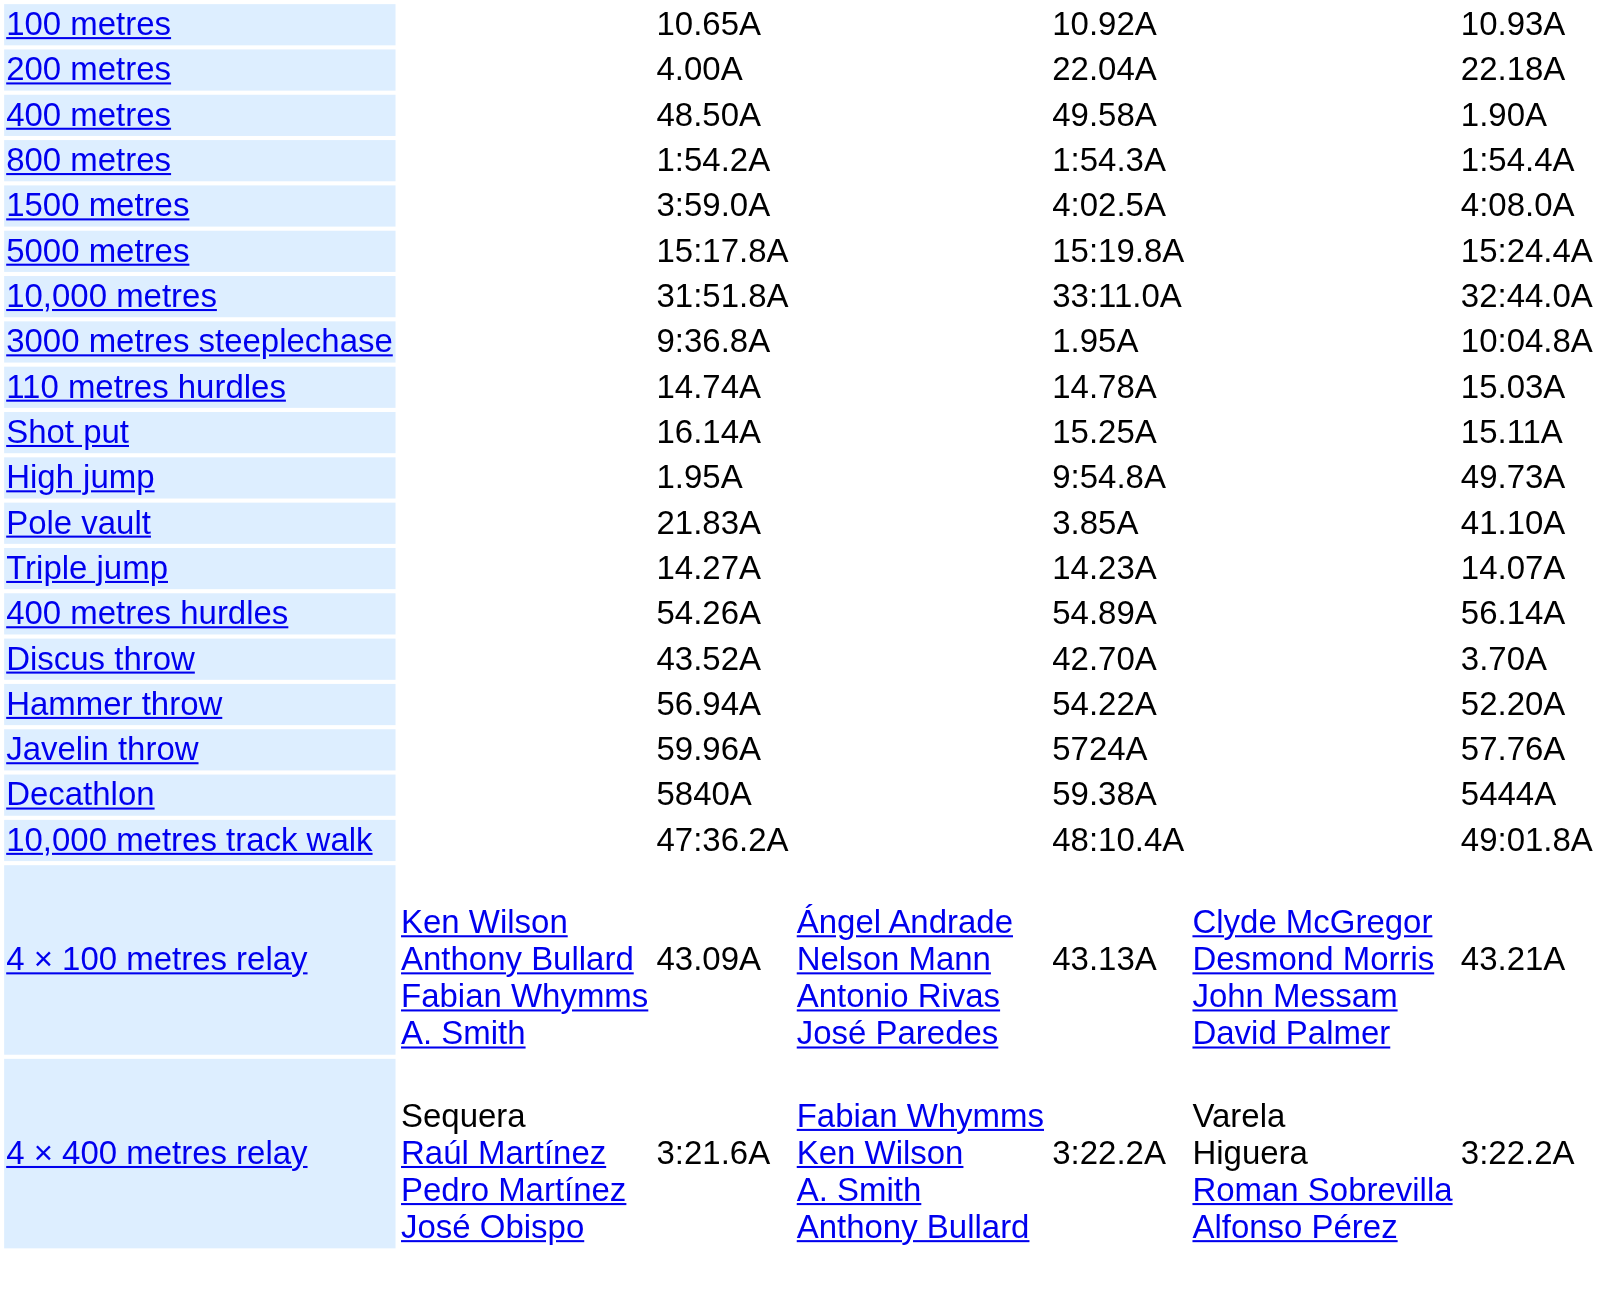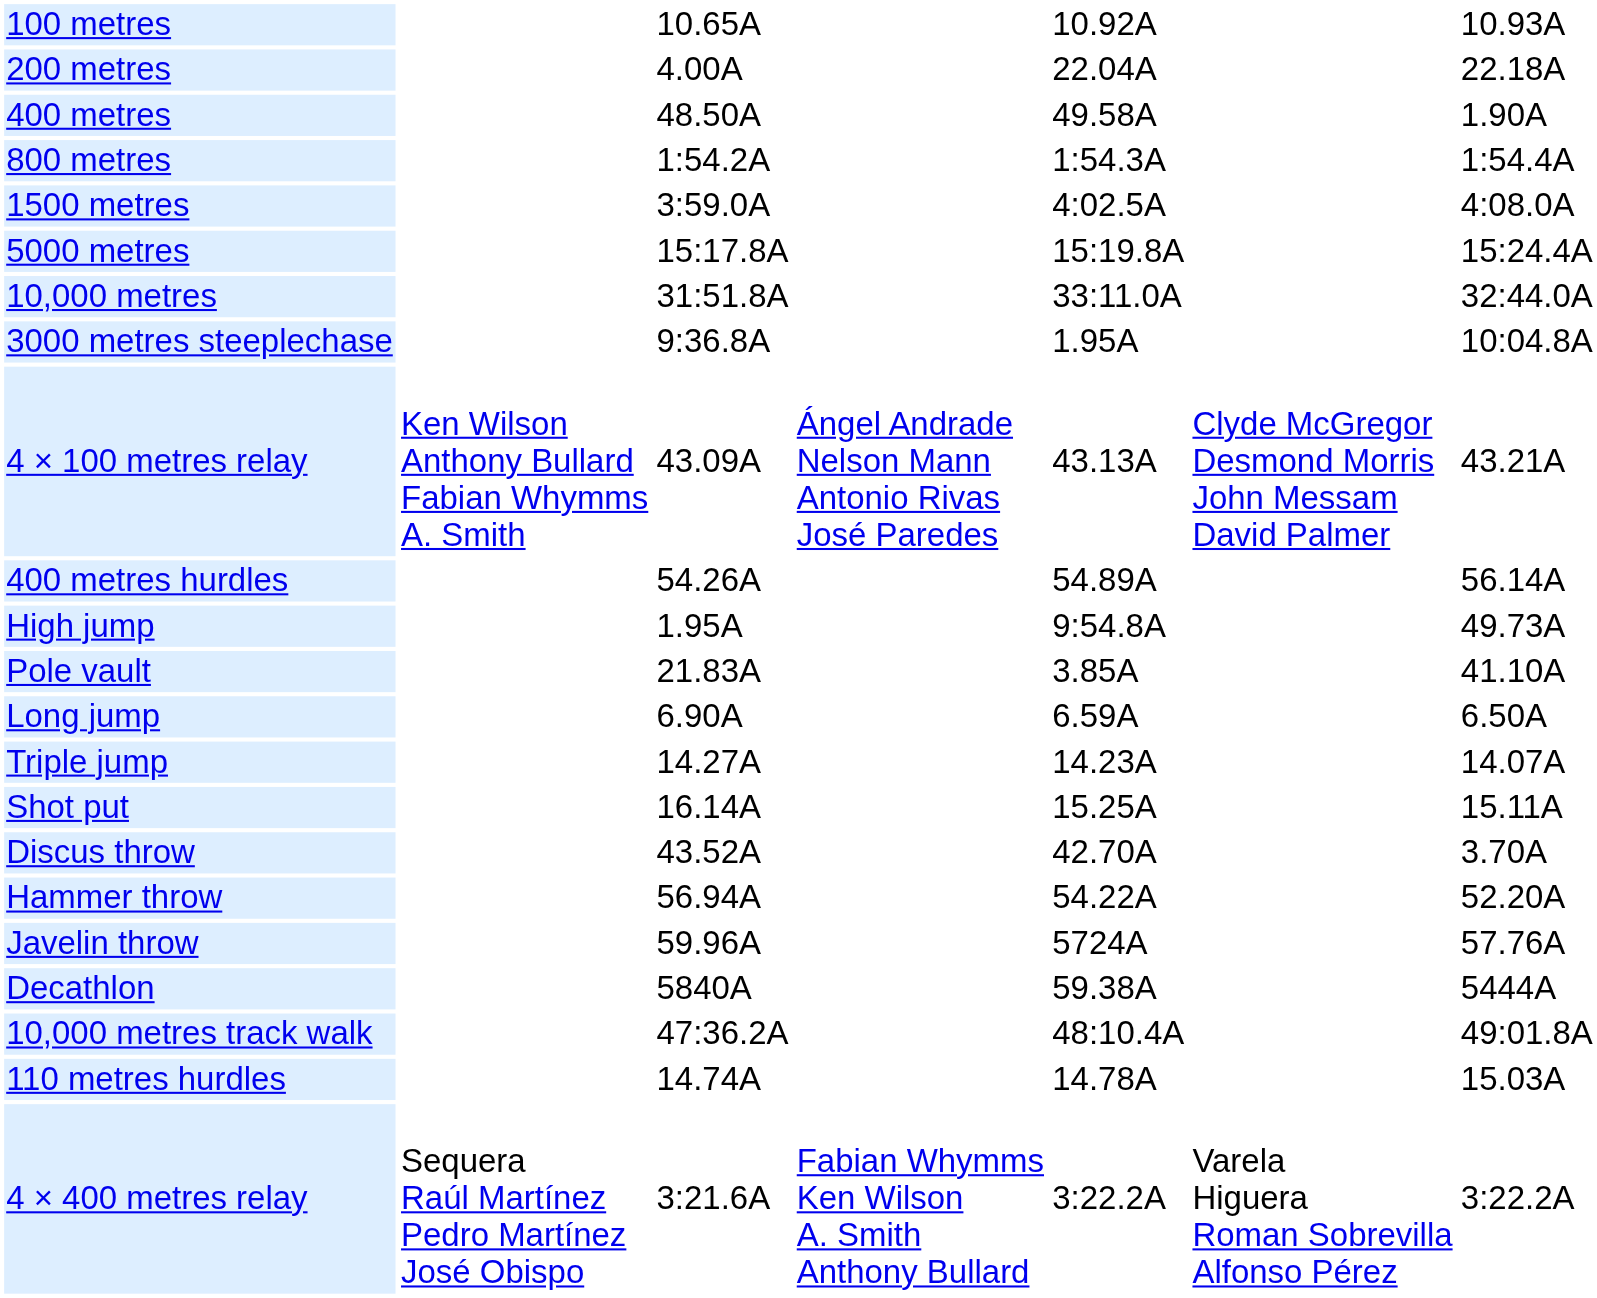rows swapped: (146, 386) <-> (157, 959)
rows swapped: (147, 613) <-> (68, 432)
+ row: (83, 716)
